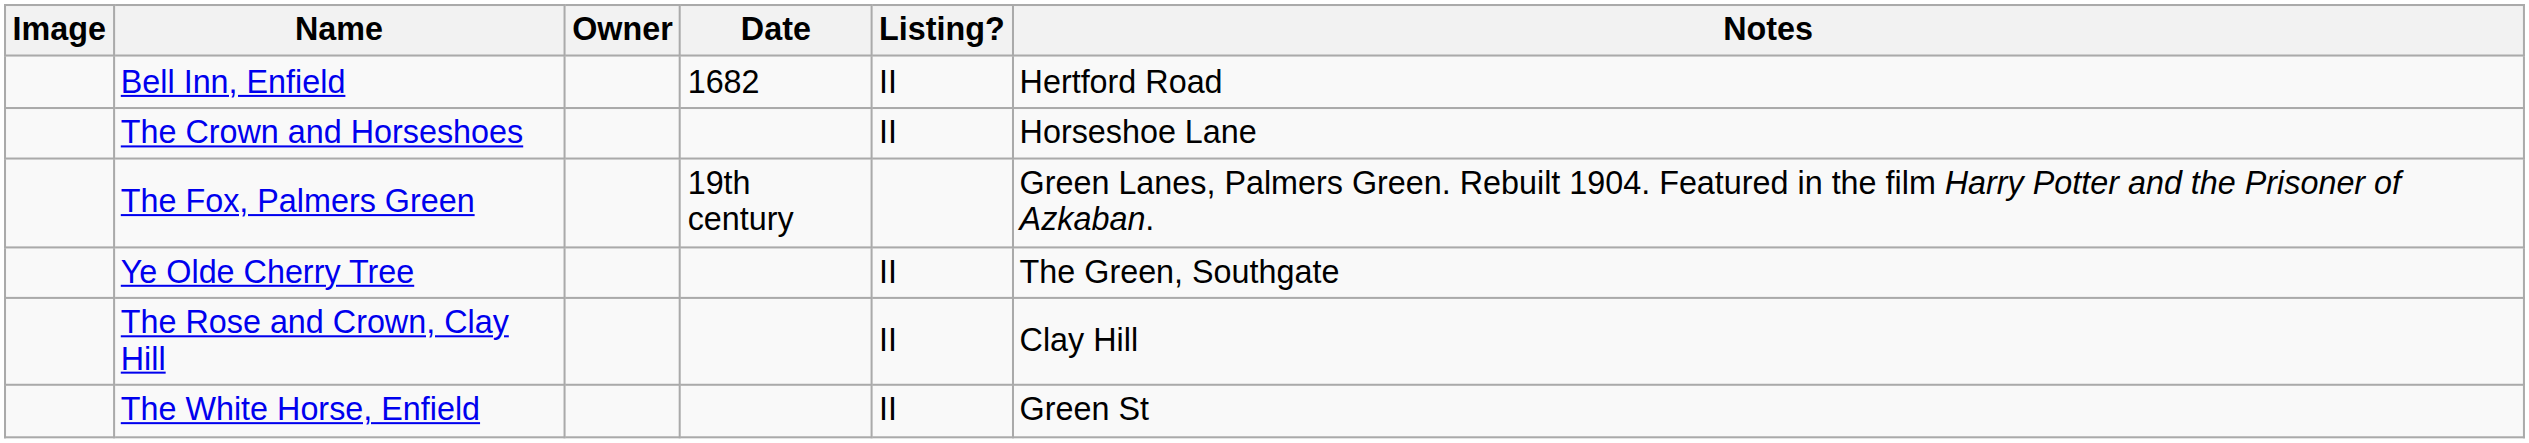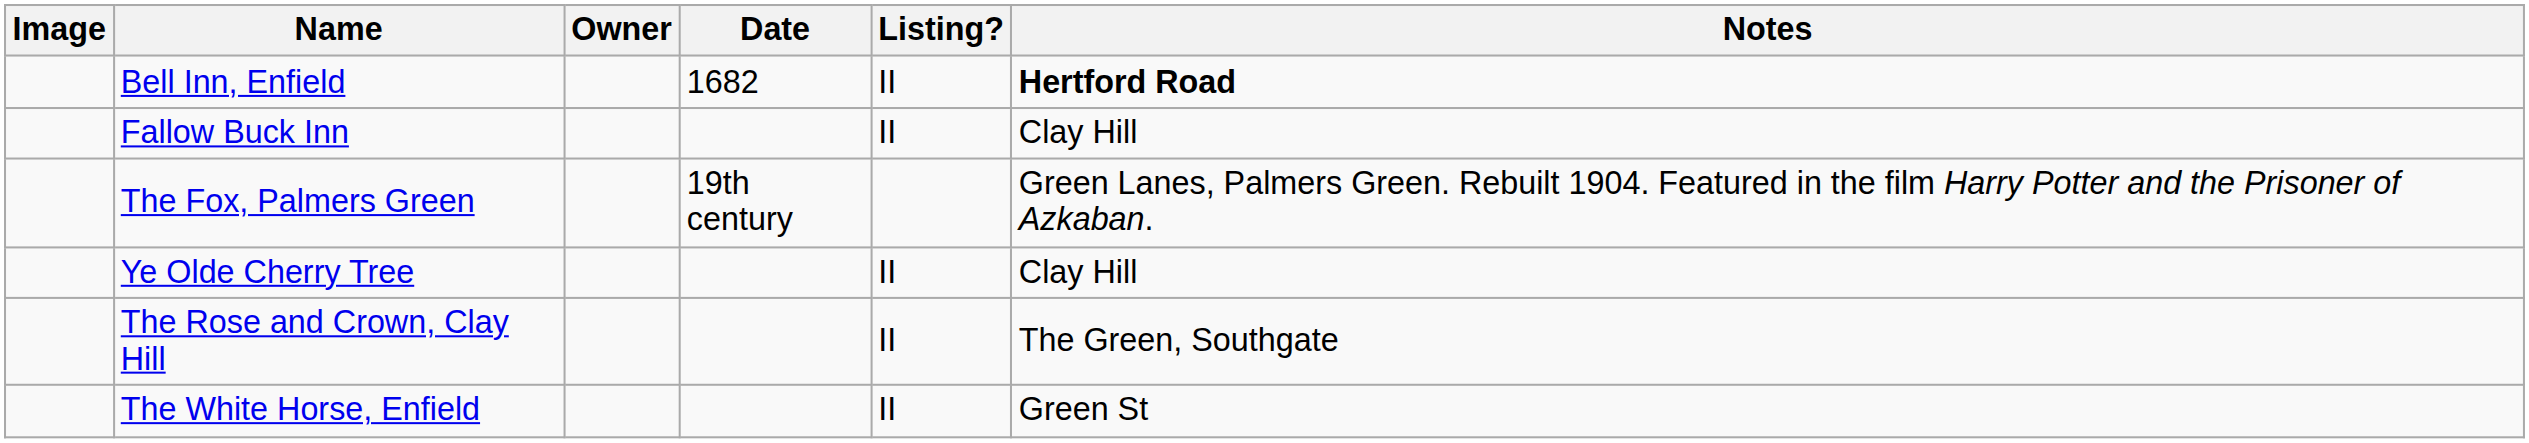(1121, 81) normal -> (1127, 81) bold
- row: (322, 132)
+ row: (235, 132)
(1179, 271) The Green, Southgate -> (1078, 271) Clay Hill
(1079, 340) Clay Hill -> (1179, 340) The Green, Southgate
